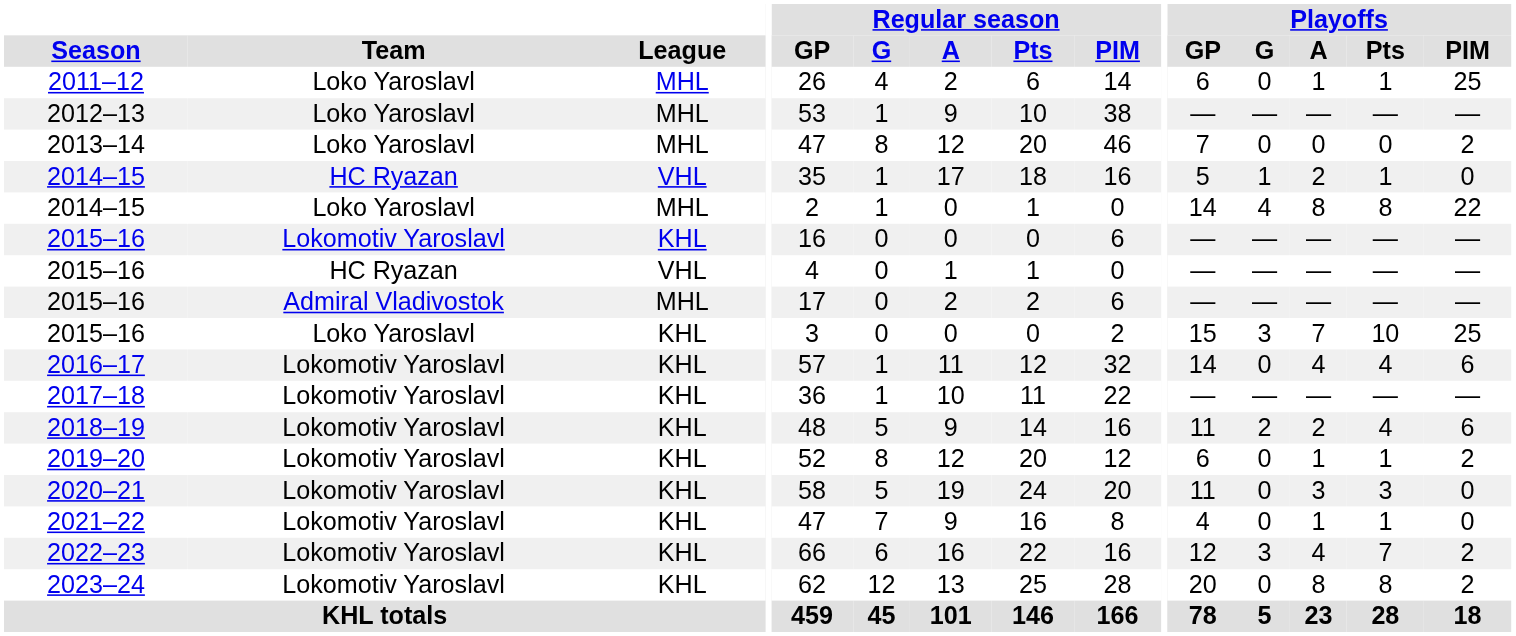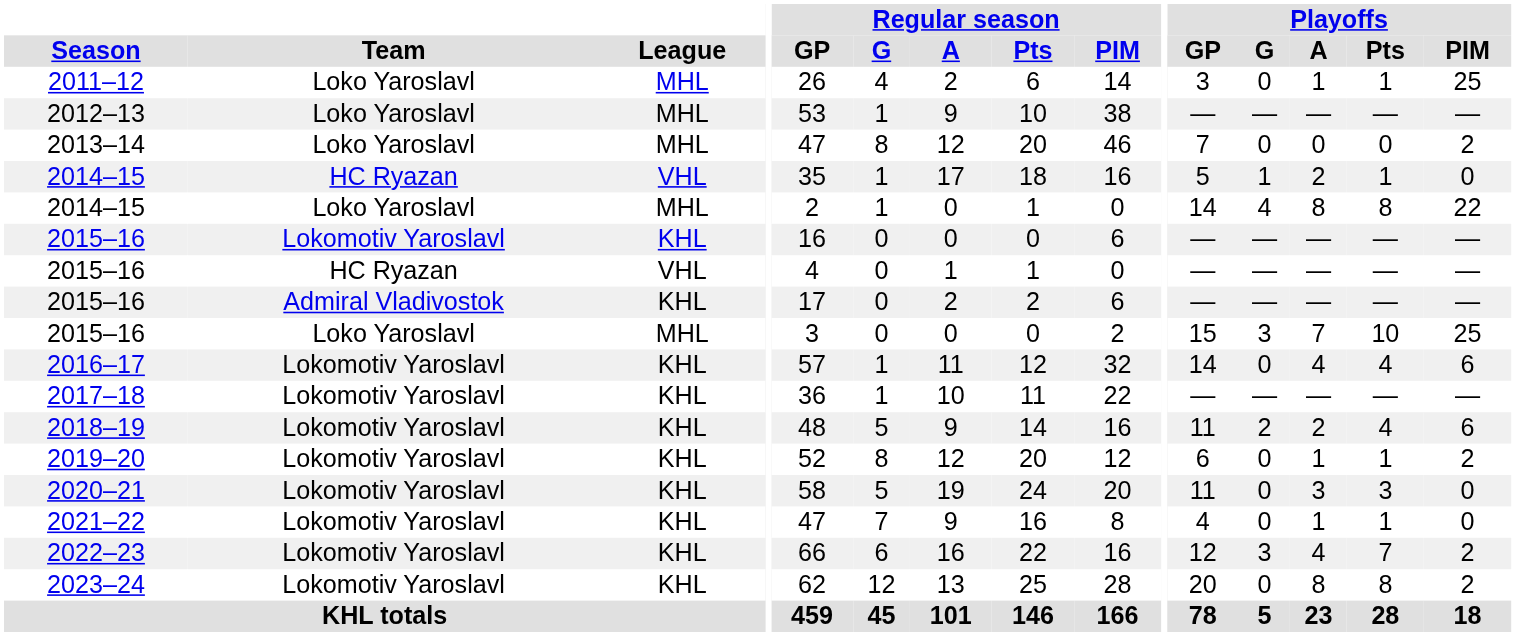(1203, 82) 6 -> (1203, 82) 3
(682, 302) MHL -> (682, 302) KHL
(682, 333) KHL -> (682, 333) MHL
